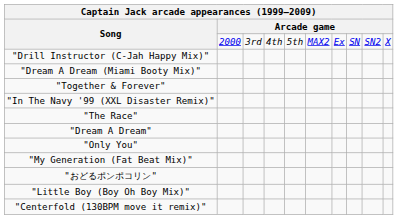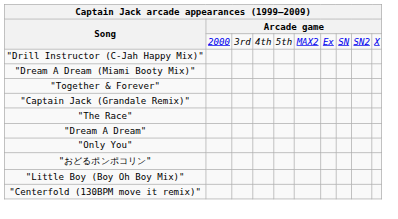+ row: (105, 101)
- row: (111, 101)
- row: (111, 160)
